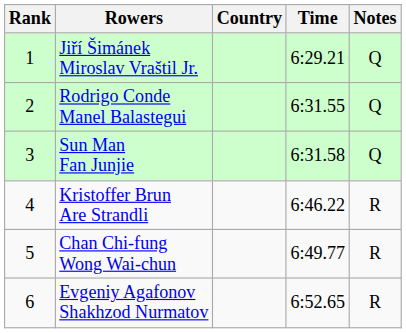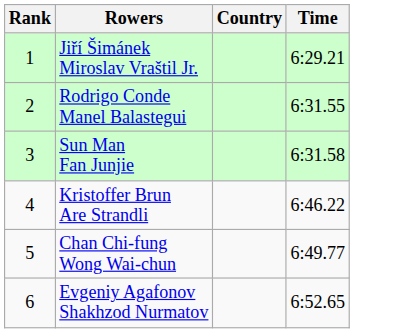- column: (375, 18)
